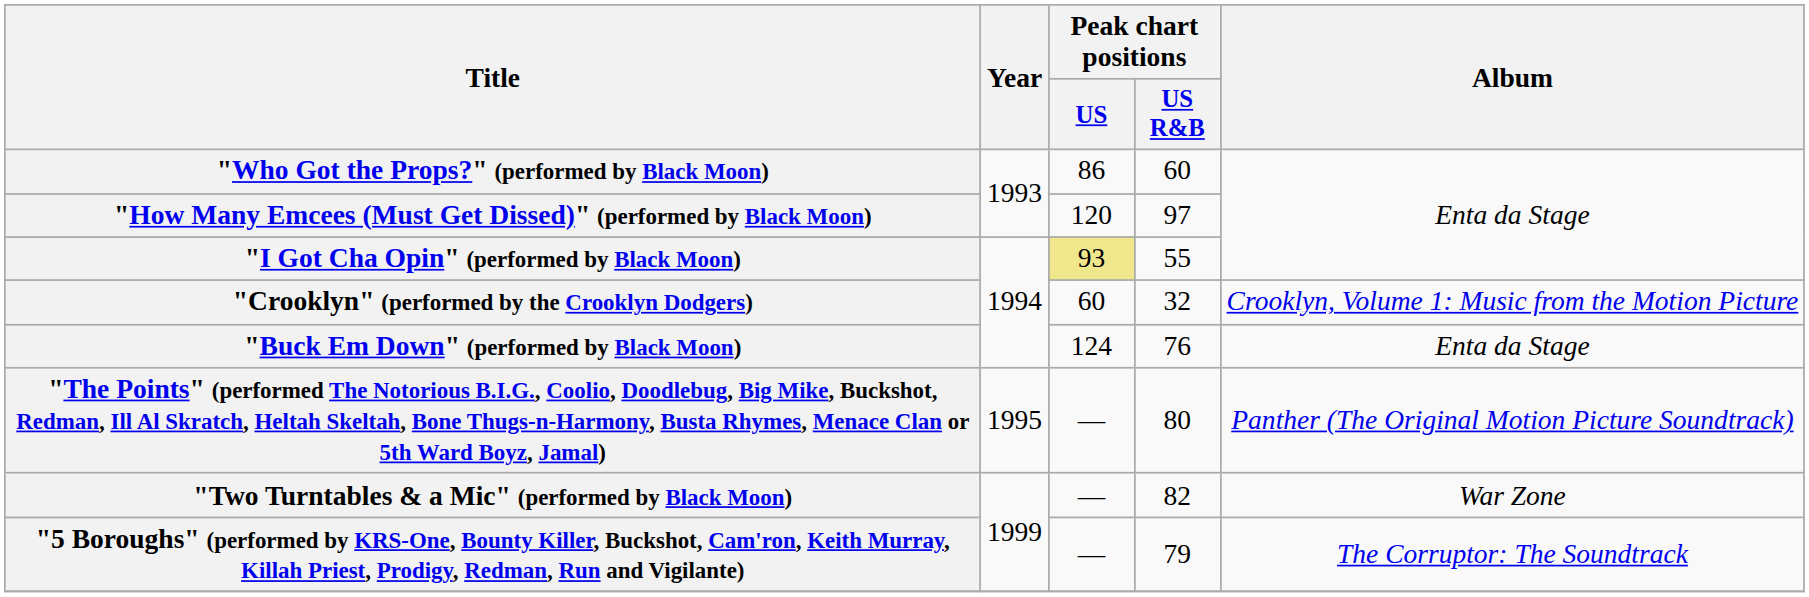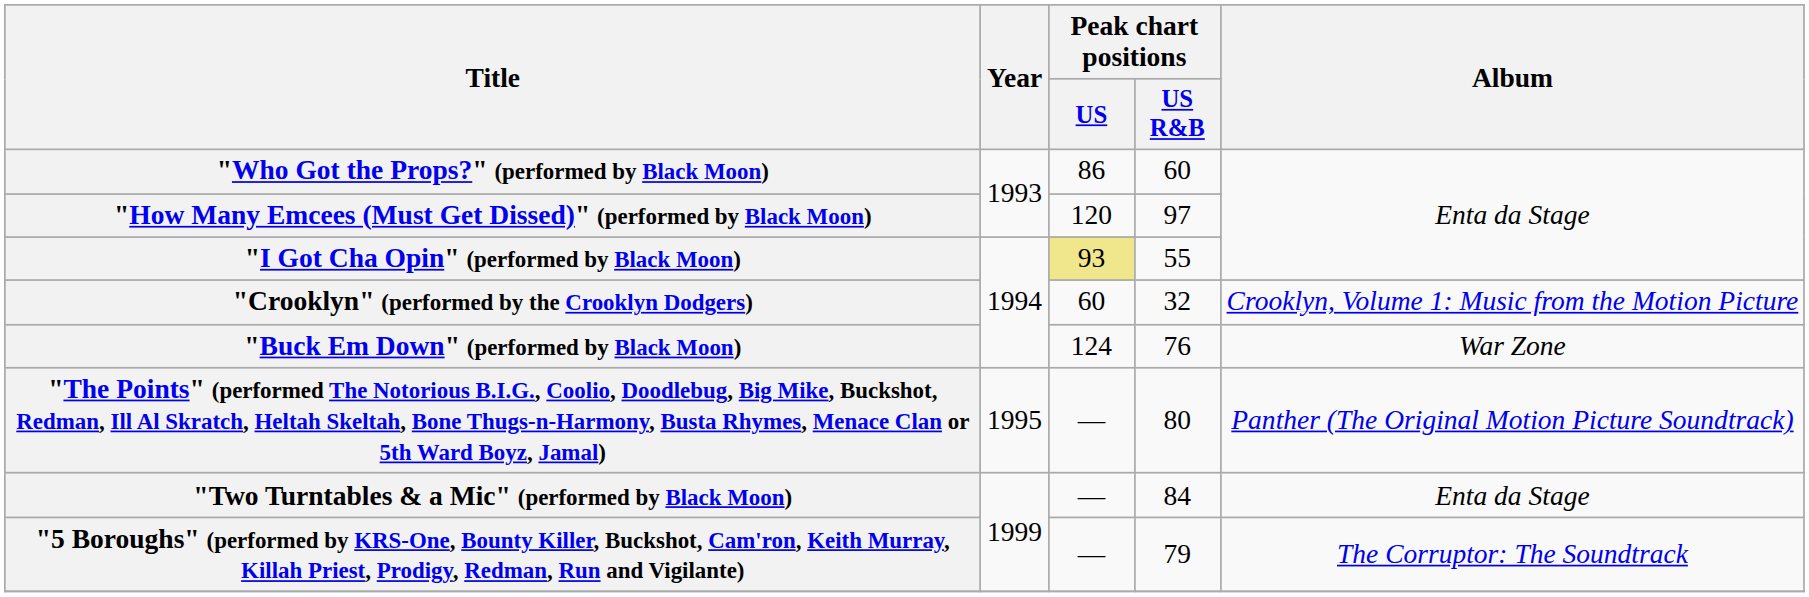(1512, 345) Enta da Stage -> (1512, 345) War Zone
(1177, 494) 82 -> (1177, 494) 84
(1512, 494) War Zone -> (1512, 494) Enta da Stage
